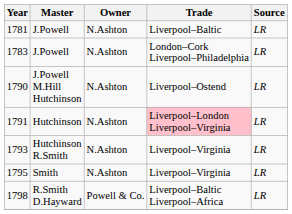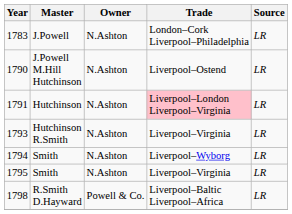- row: (17, 29)
+ row: (17, 156)
